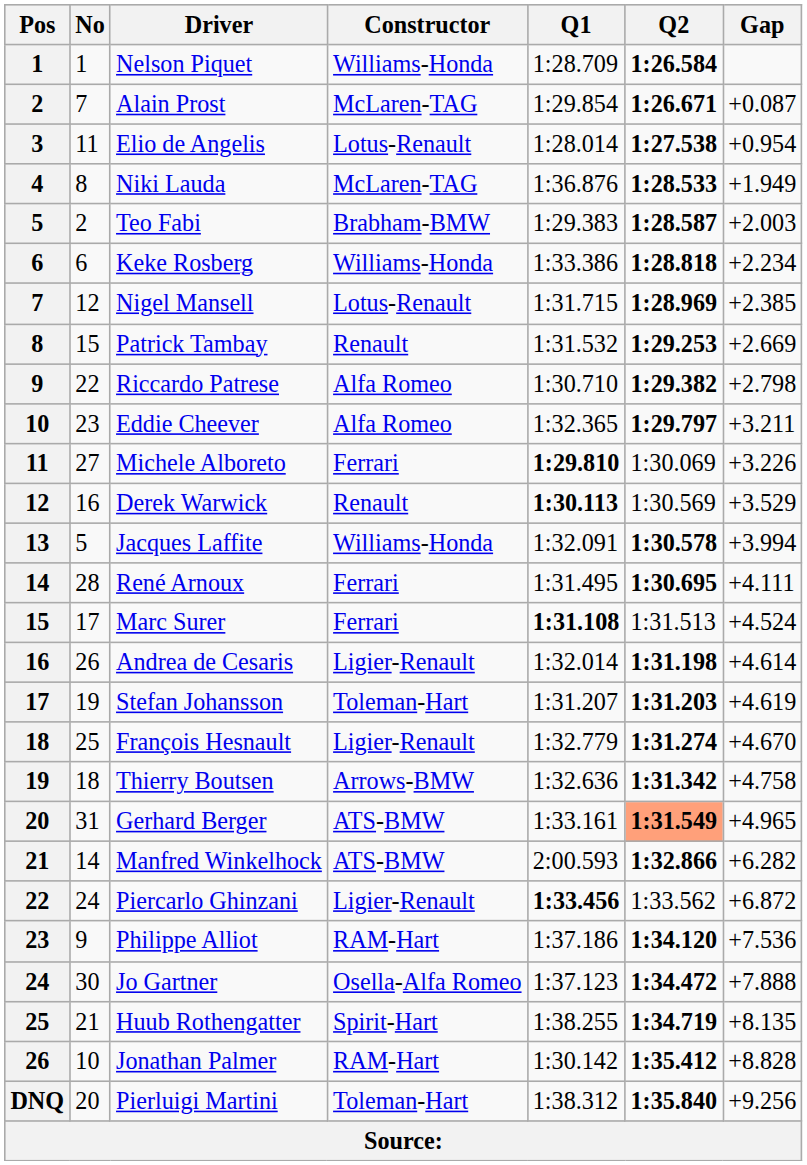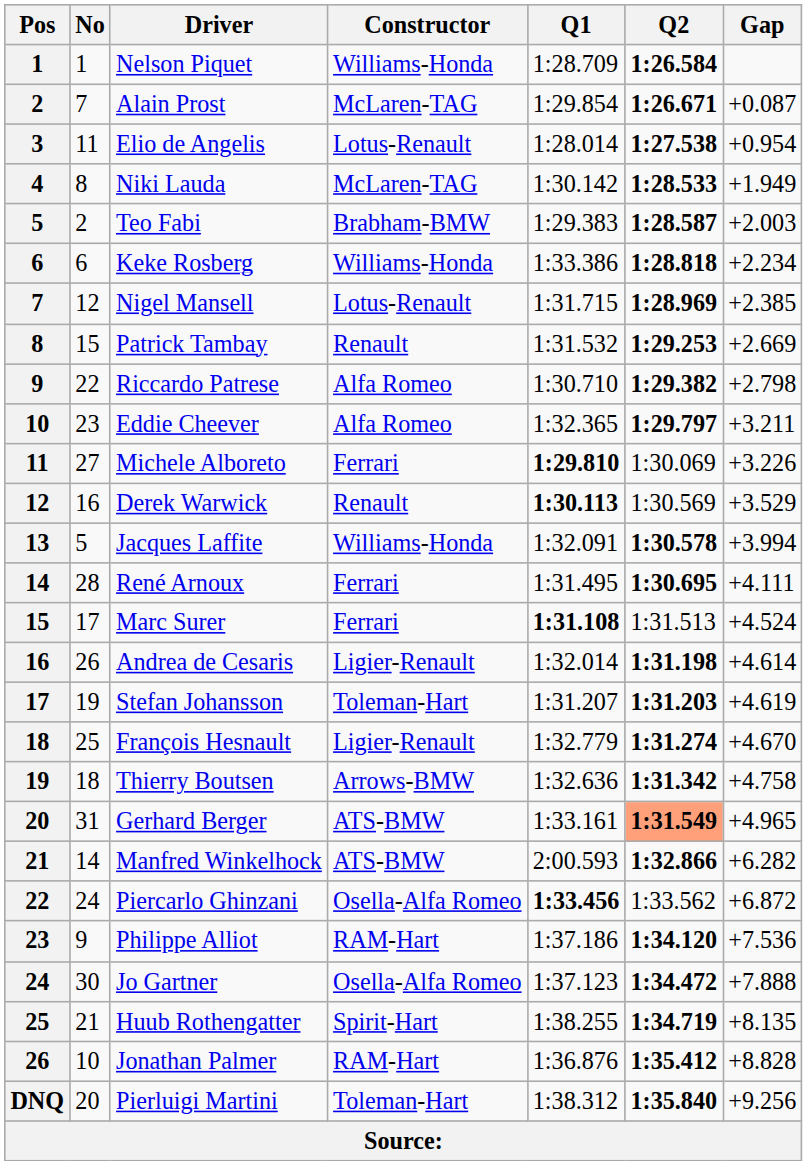(575, 184) 1:36.876 -> (575, 184) 1:30.142
(404, 901) Ligier-Renault -> (427, 901) Osella-Alfa Romeo
(575, 1060) 1:30.142 -> (575, 1060) 1:36.876
